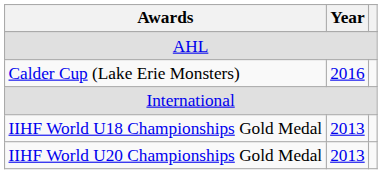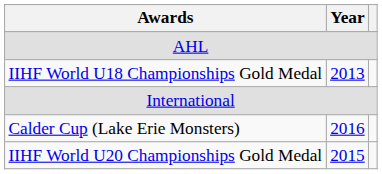rows swapped: (124, 73) <-> (165, 127)
(347, 155) 2013 -> (347, 155) 2015
